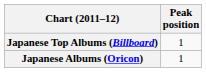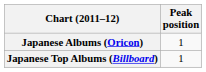rows swapped: (82, 59) <-> (82, 42)
